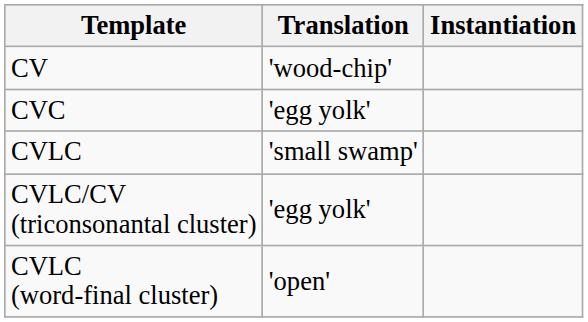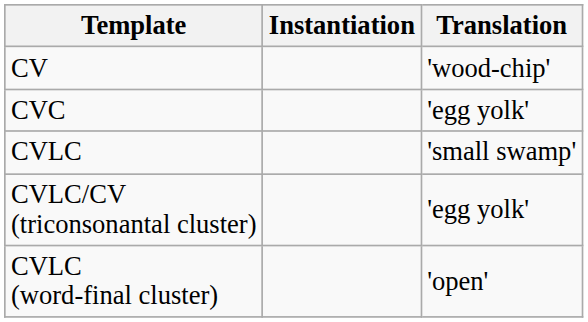columns swapped: (503, 25) <-> (343, 25)
